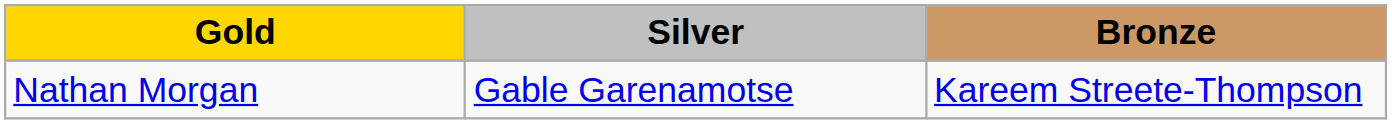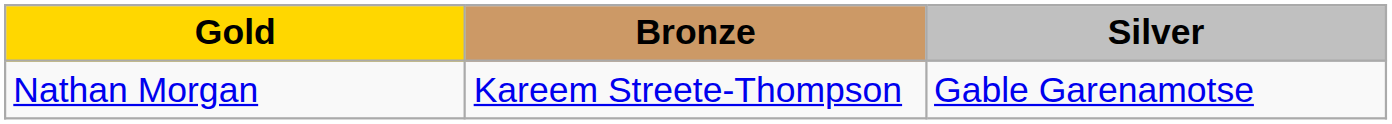columns swapped: (696, 32) <-> (1156, 32)
